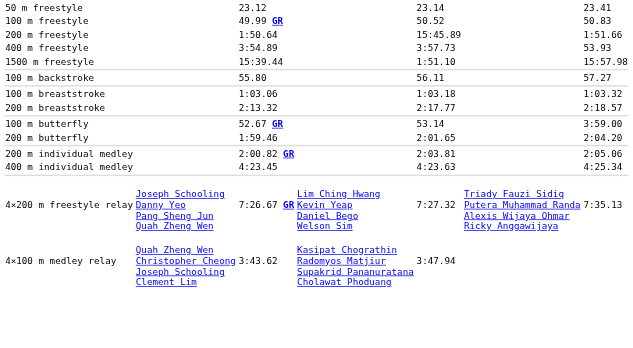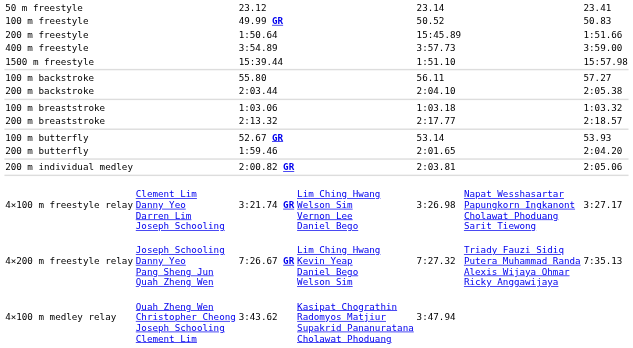(597, 48) 53.93 -> (603, 48) 3:59.00
+ row: (50, 91)
(603, 124) 3:59.00 -> (597, 137) 53.93
- row: (69, 167)
+ row: (69, 205)
